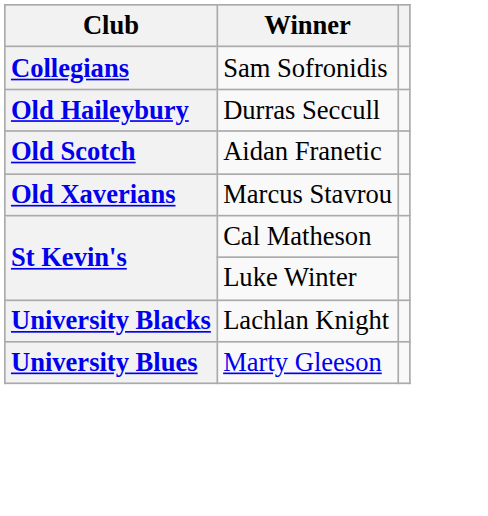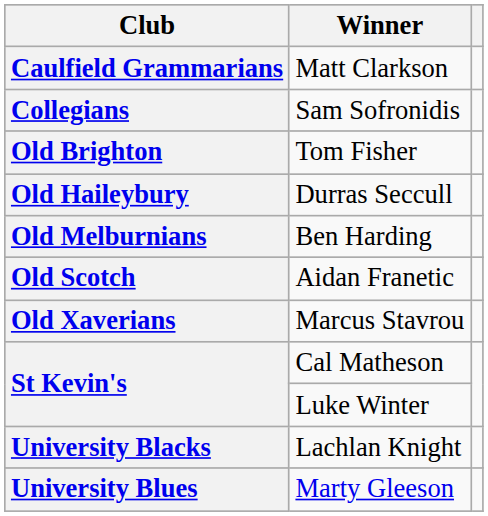+ row: (147, 67)
+ row: (87, 151)
+ row: (109, 236)
